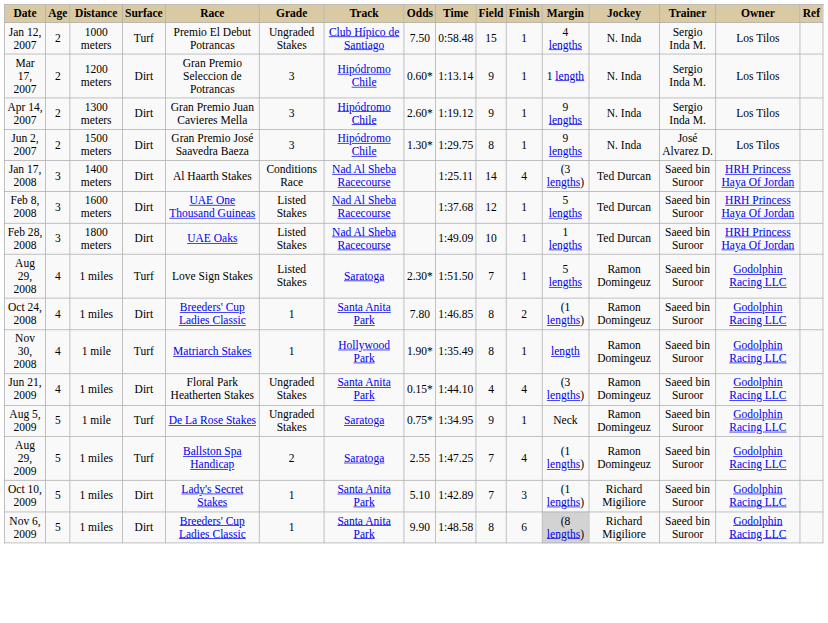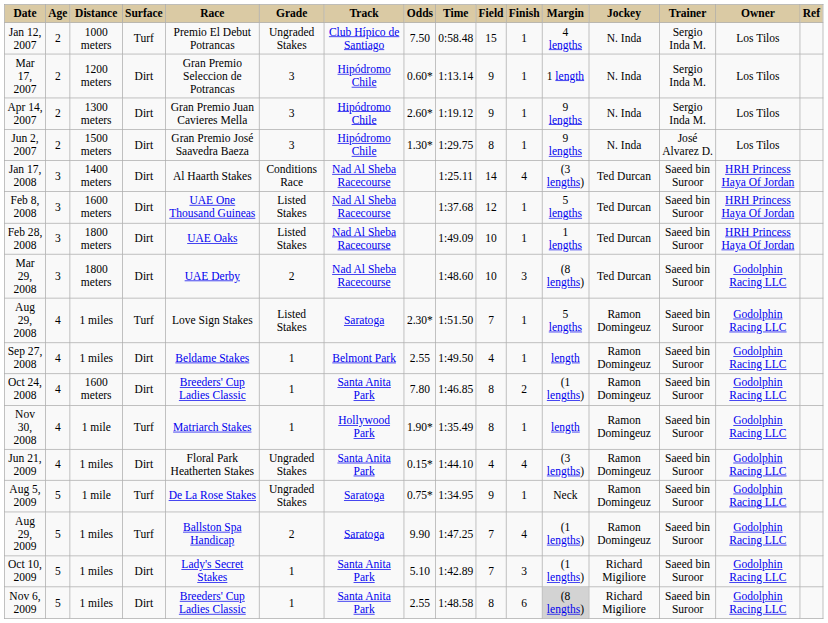+ row: (25, 276)
+ row: (25, 358)
(96, 314) 1 miles -> (96, 389) 1600 meters
(420, 458) 2.55 -> (420, 533) 9.90
(420, 527) 9.90 -> (420, 602) 2.55
